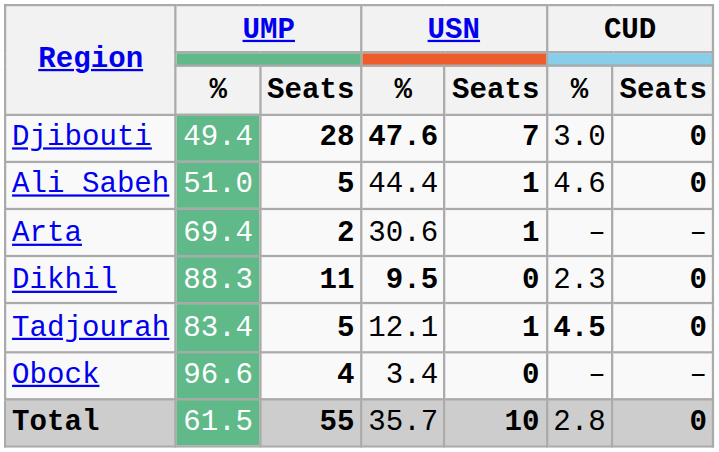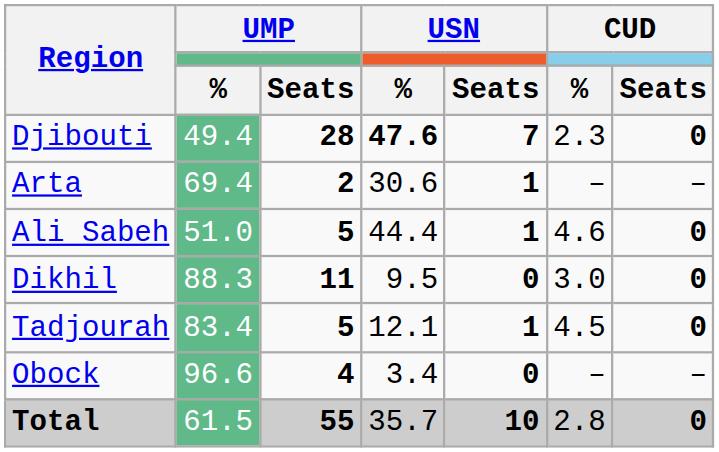(580, 138) 3.0 -> (580, 138) 2.3
rows swapped: (47, 233) <-> (91, 185)
(412, 280) bold -> (412, 280) normal
(580, 280) 2.3 -> (580, 280) 3.0
(580, 327) bold -> (580, 327) normal
